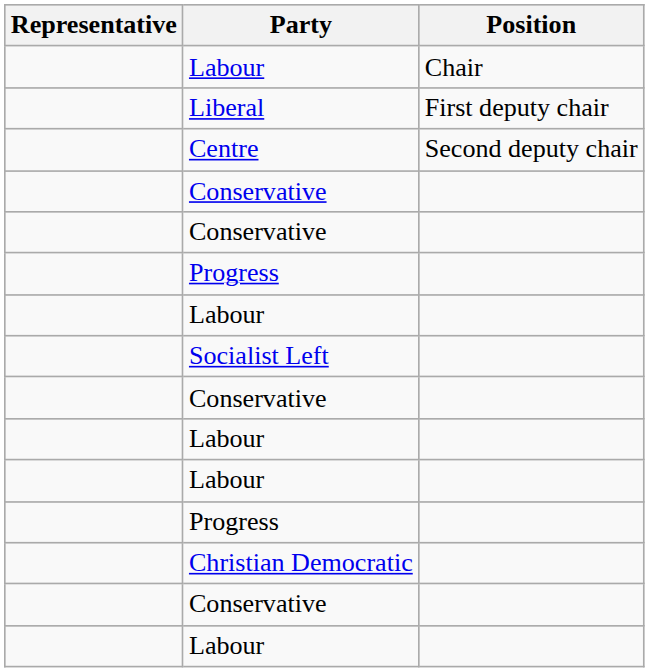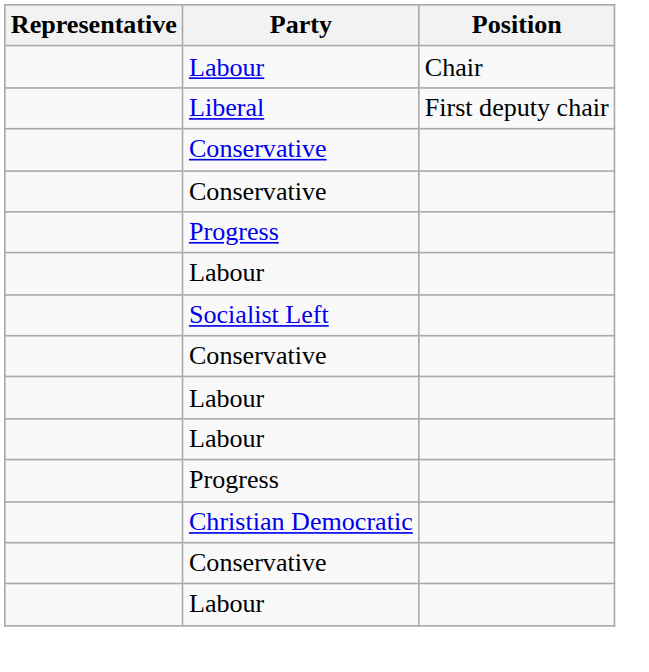- row: (224, 149)
